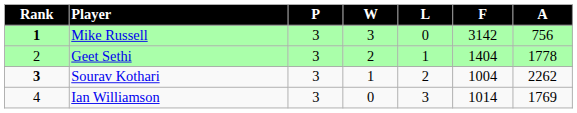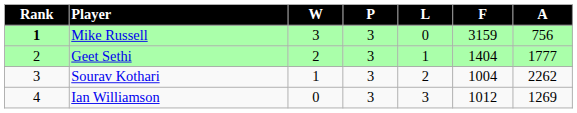columns swapped: (316, 14) <-> (371, 14)
(483, 35) 3142 -> (483, 35) 3159
(542, 56) 1778 -> (542, 56) 1777
(37, 76) bold -> (37, 76) normal
(483, 97) 1014 -> (483, 97) 1012
(542, 97) 1769 -> (542, 97) 1269
